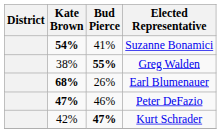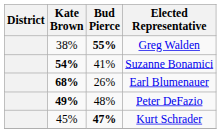rows swapped: (169, 45) <-> (169, 63)
(67, 100) 47% -> (67, 100) 49%
(104, 100) 46% -> (104, 100) 48%
(67, 119) 42% -> (67, 119) 45%
